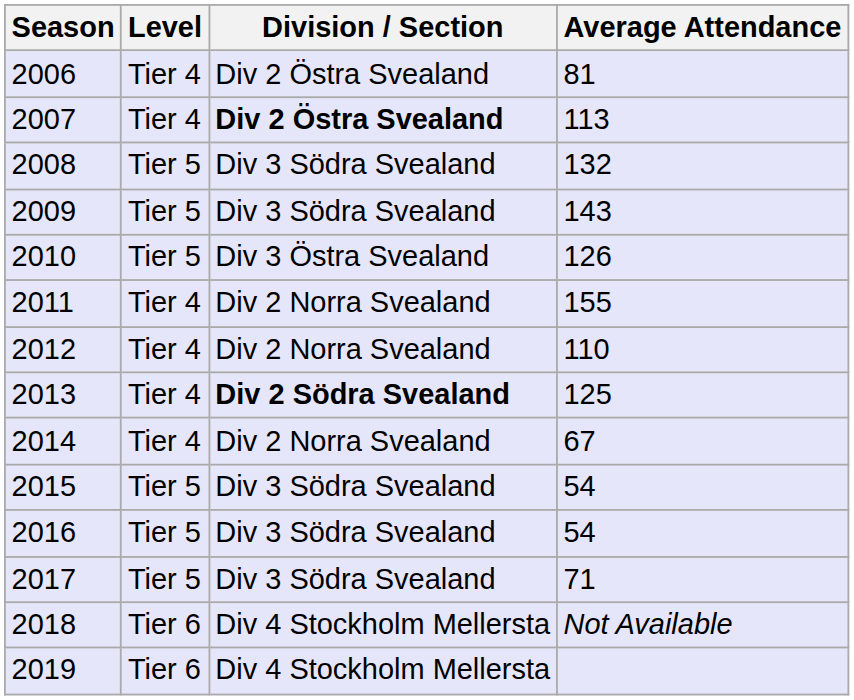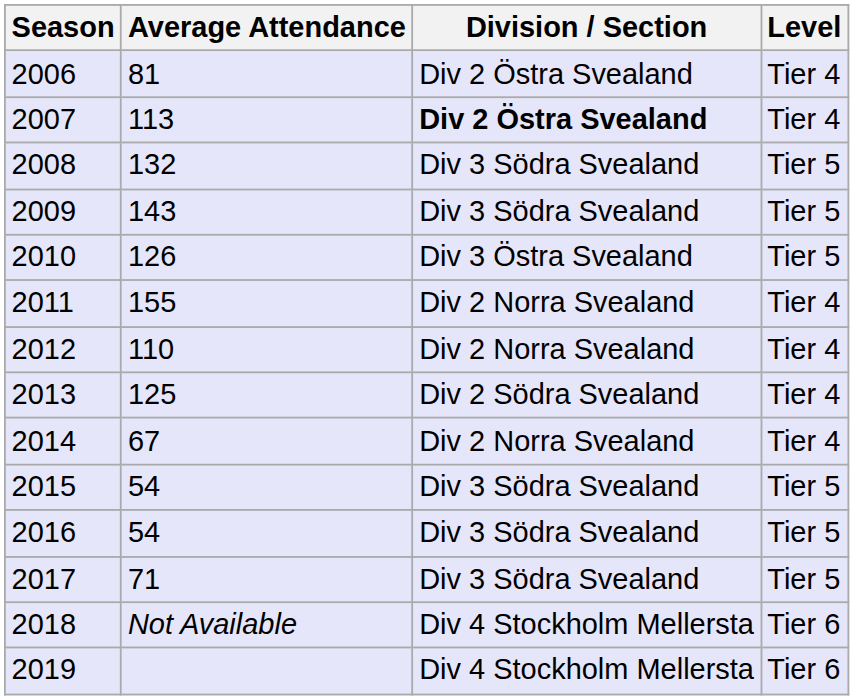columns swapped: (702, 27) <-> (165, 27)
(363, 394) bold -> (559, 394) normal
